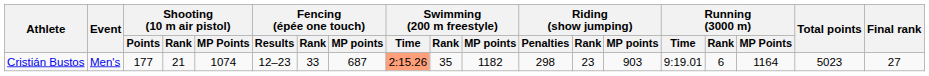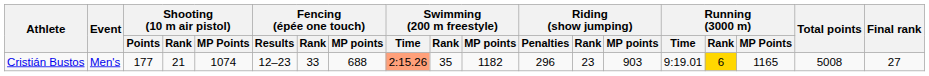(357, 62) 687 -> (357, 62) 688
(545, 62) 298 -> (545, 62) 296
(721, 62) no background -> (721, 62) gold background
(766, 62) 1164 -> (766, 62) 1165
(829, 62) 5023 -> (829, 62) 5008
